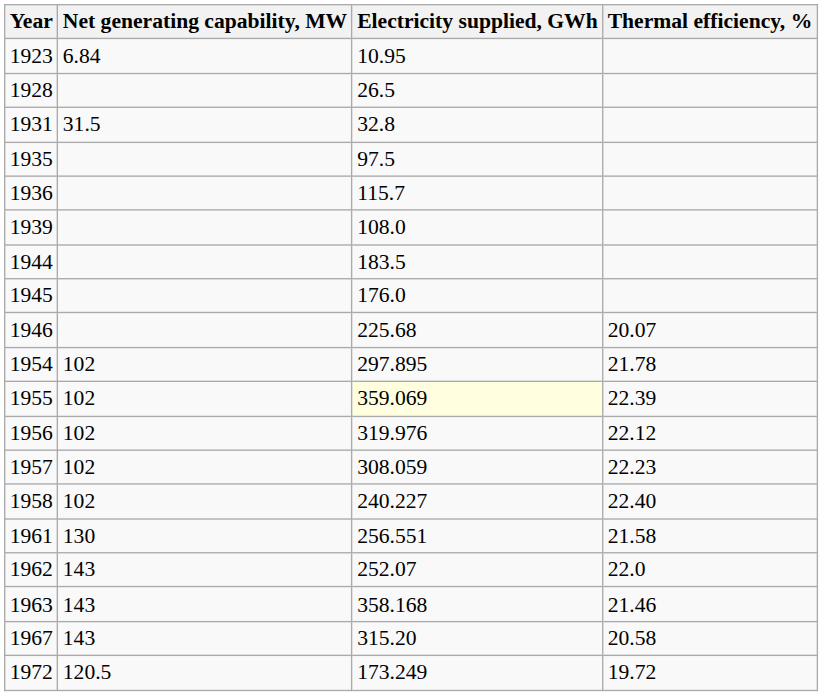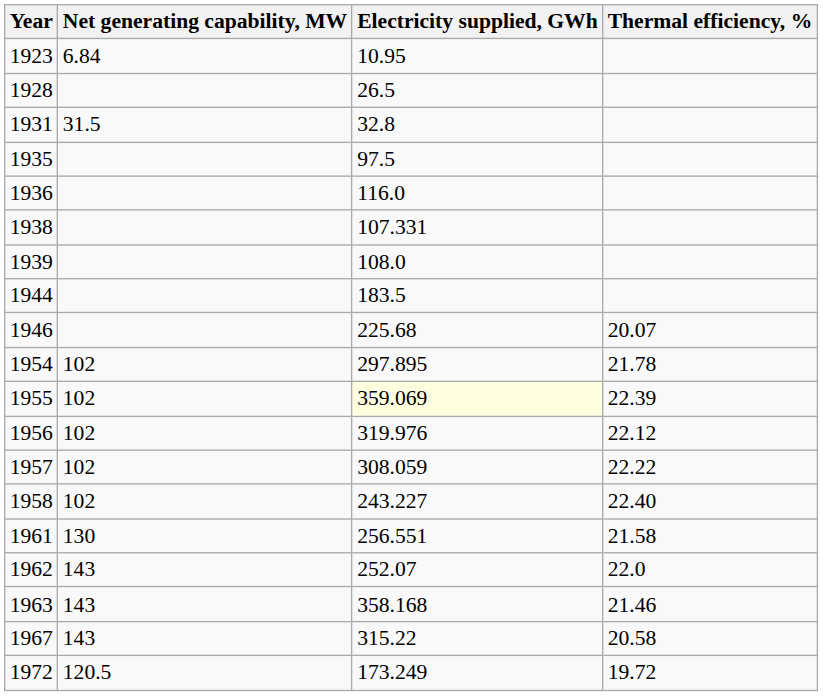(381, 192) 115.7 -> (381, 192) 116.0
+ row: (31, 227)
- row: (31, 295)
(632, 466) 22.23 -> (632, 466) 22.22
(392, 501) 240.227 -> (392, 501) 243.227
(387, 638) 315.20 -> (387, 638) 315.22
